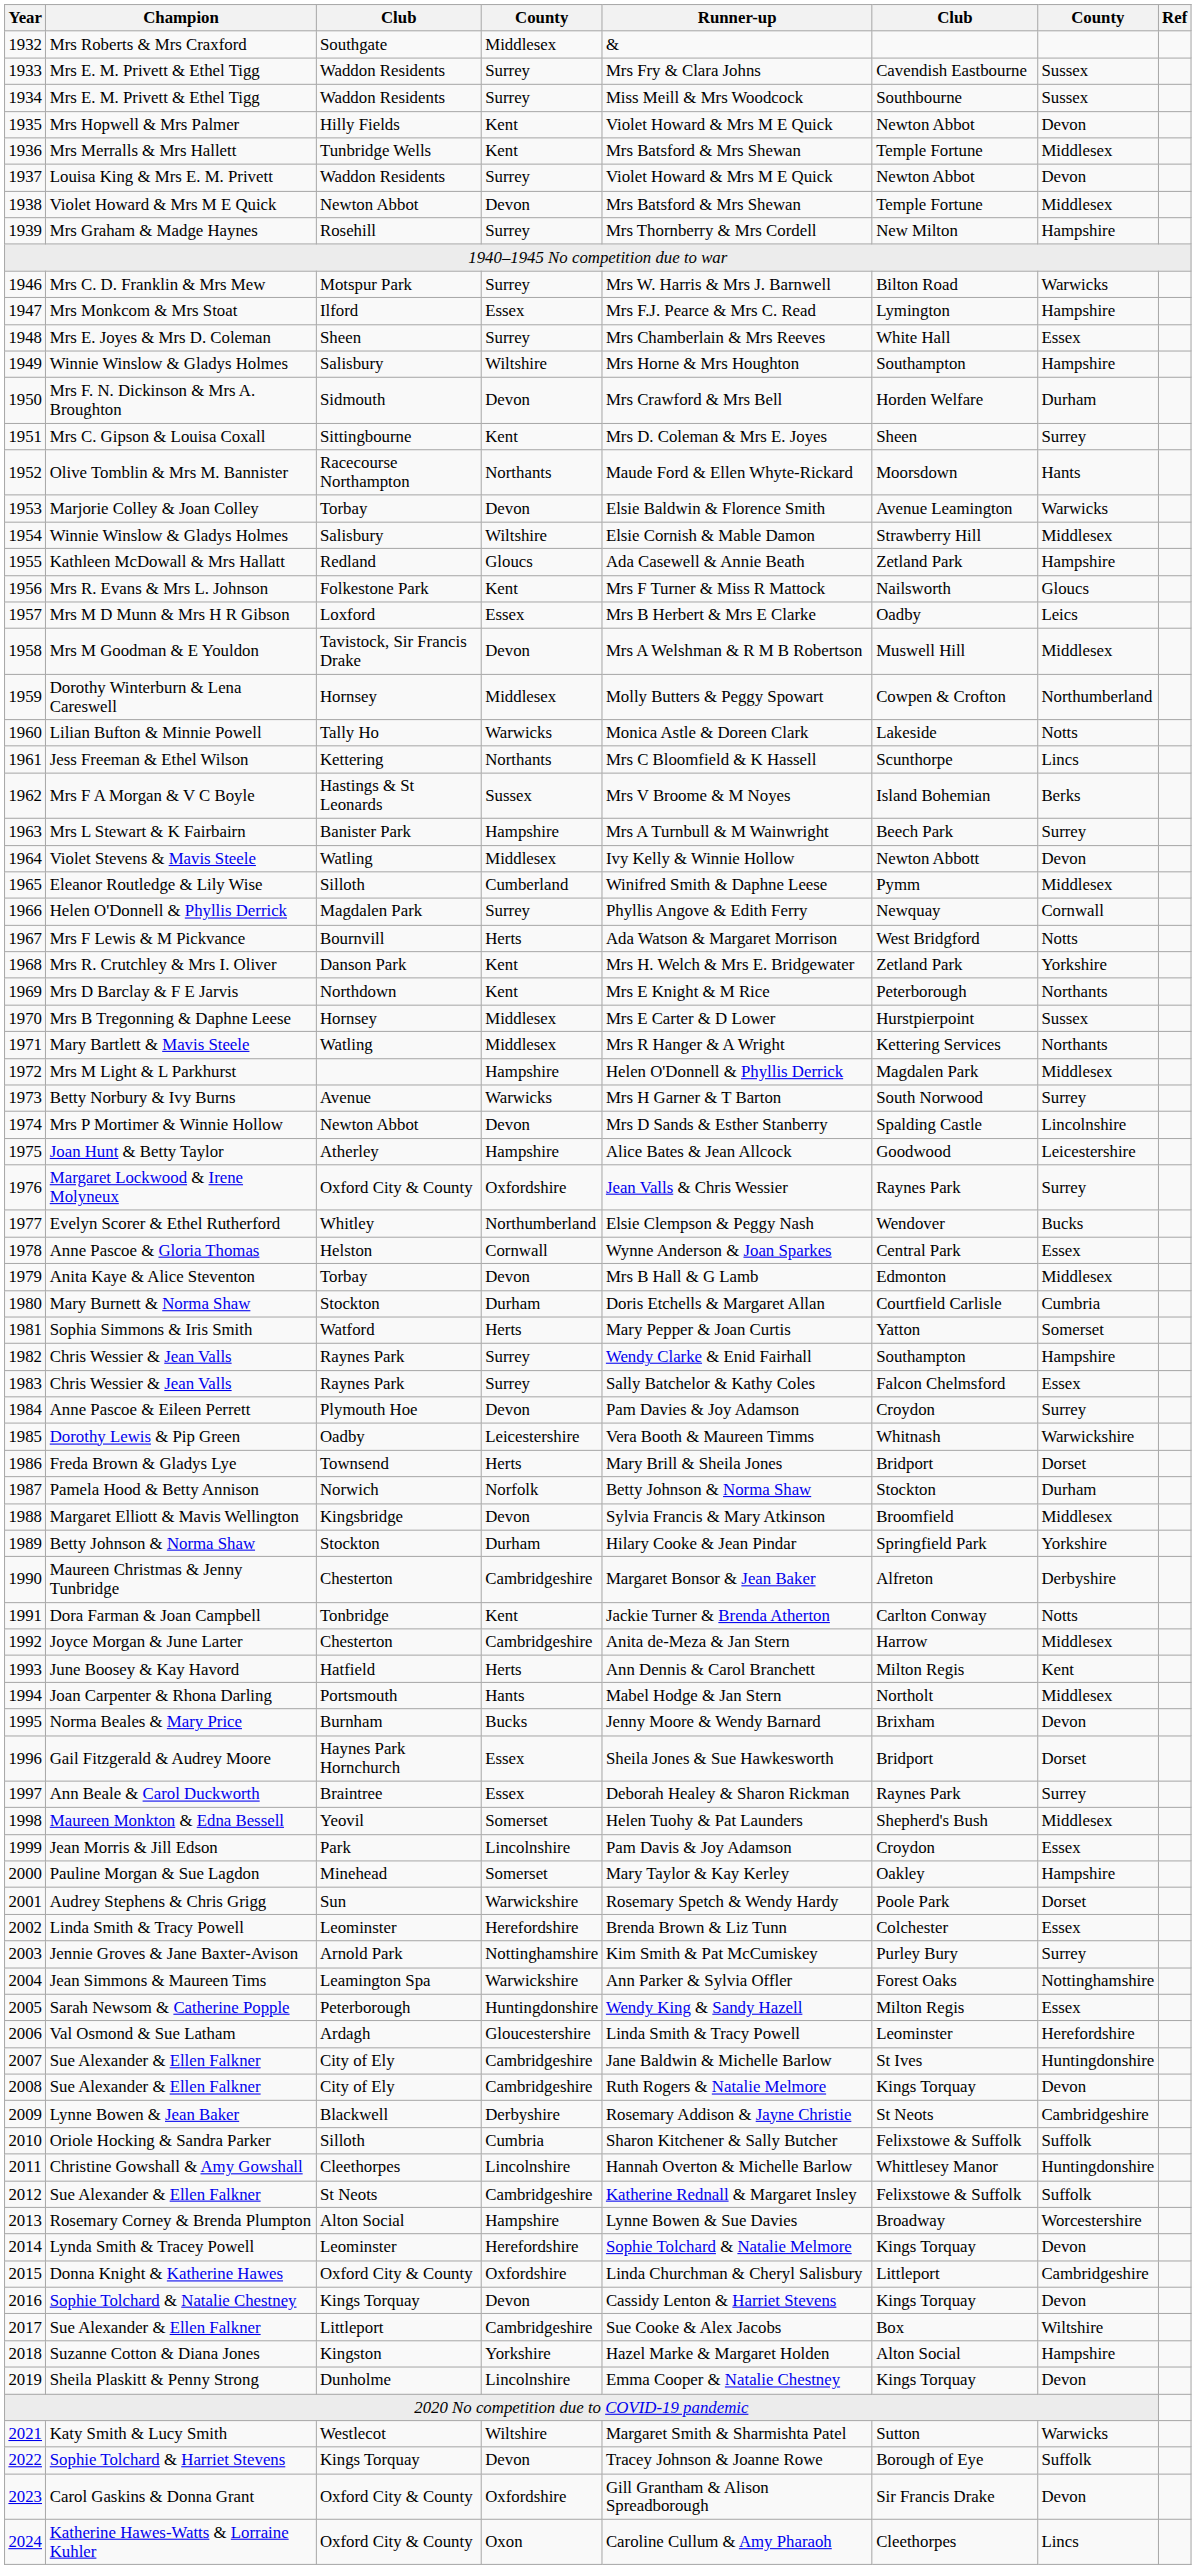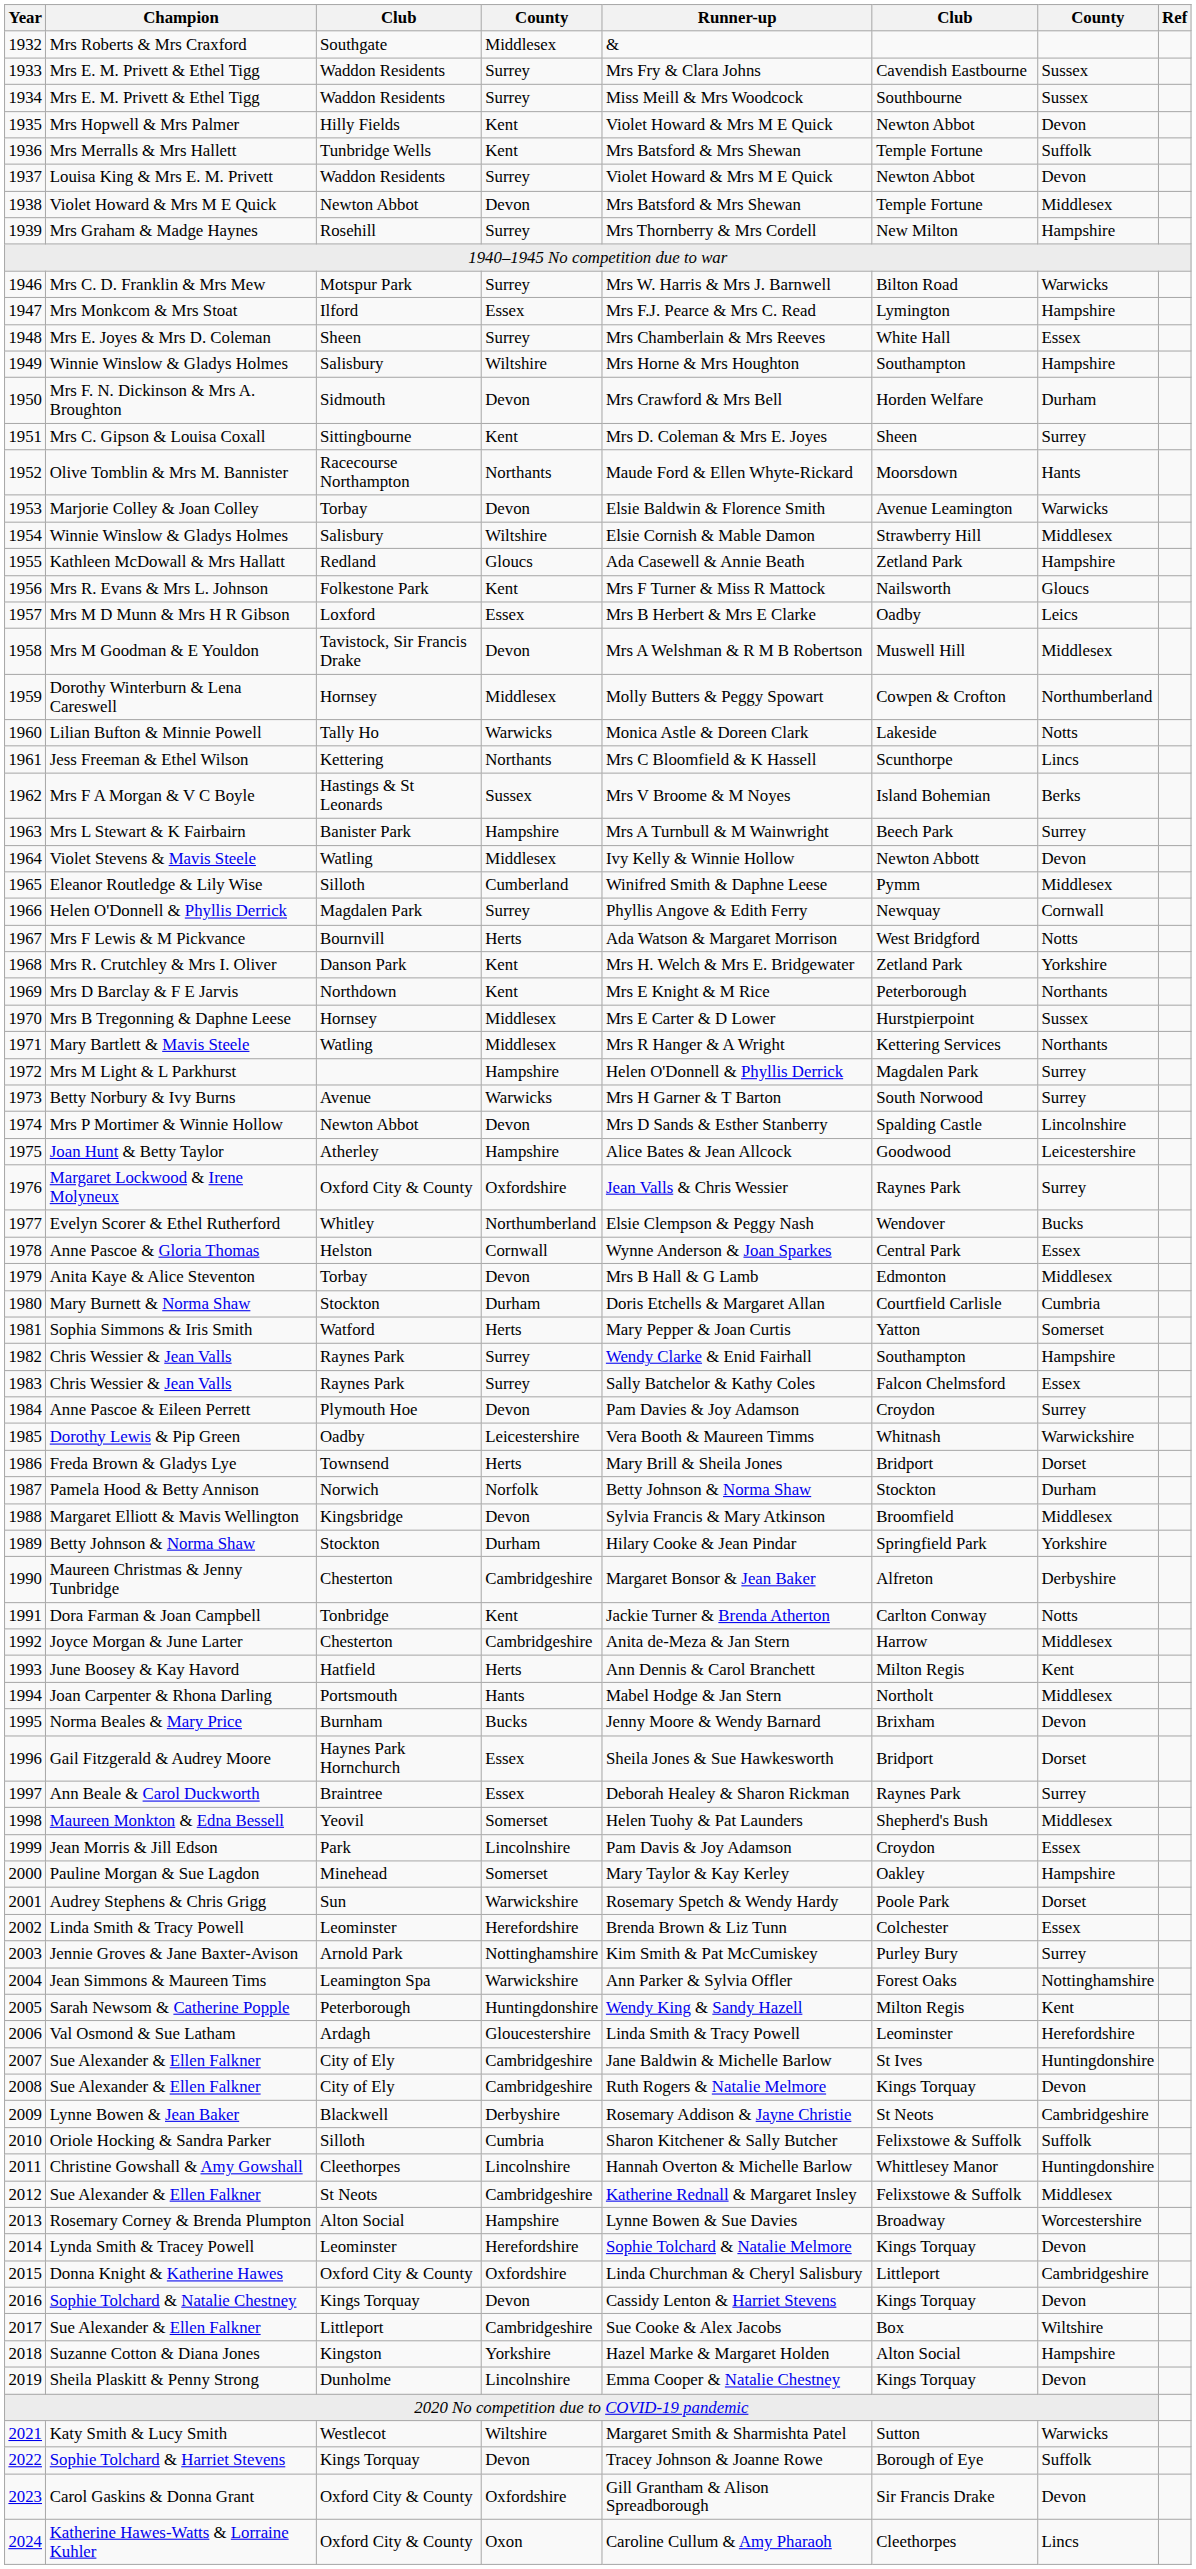(1077, 151) Middlesex -> (1066, 151) Suffolk
(1077, 1071) Middlesex -> (1064, 1071) Surrey
(1061, 2007) Essex -> (1058, 2007) Kent
(1066, 2193) Suffolk -> (1077, 2193) Middlesex
